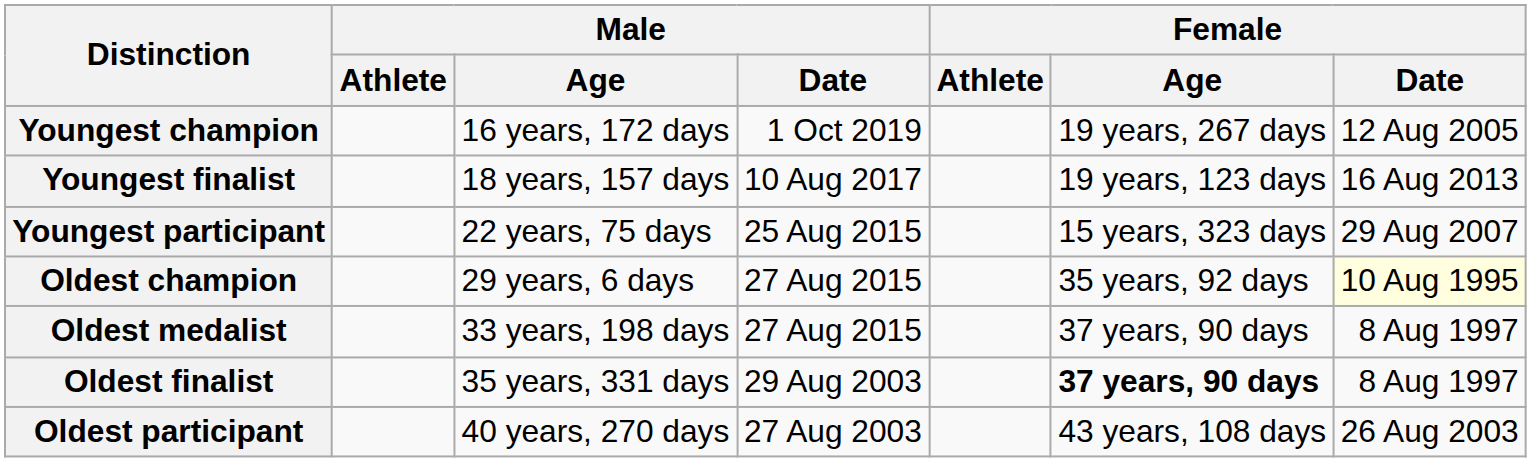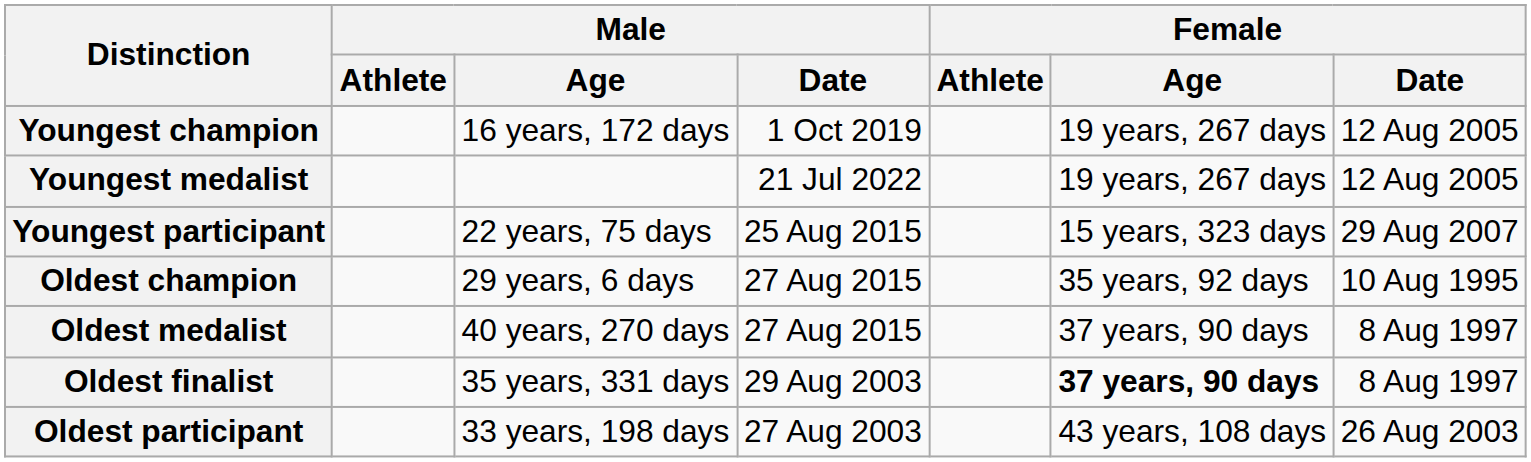+ row: (169, 180)
- row: (169, 180)
(1430, 280) lightyellow background -> (1430, 280) no background
(595, 331) 33 years, 198 days -> (595, 331) 40 years, 270 days
(595, 431) 40 years, 270 days -> (595, 431) 33 years, 198 days
